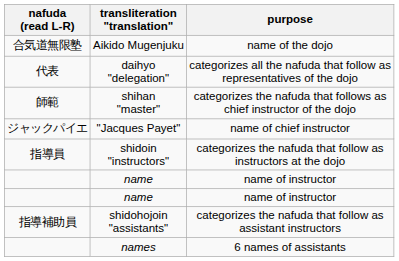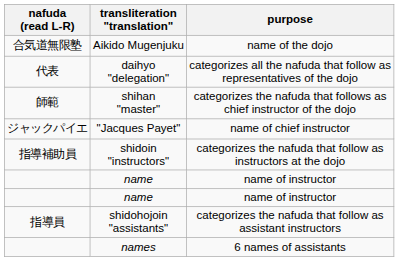(47, 154) 指導員 -> (47, 154) 指導補助員
(47, 222) 指導補助員 -> (47, 222) 指導員
